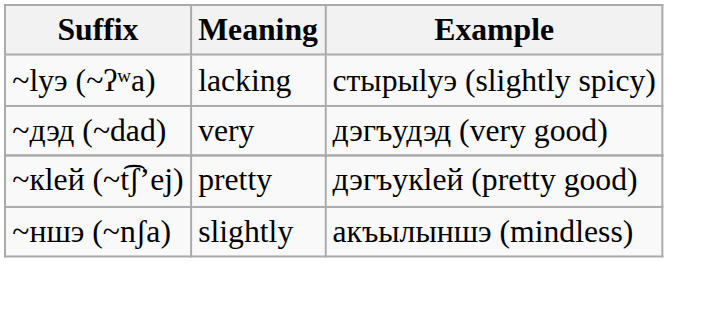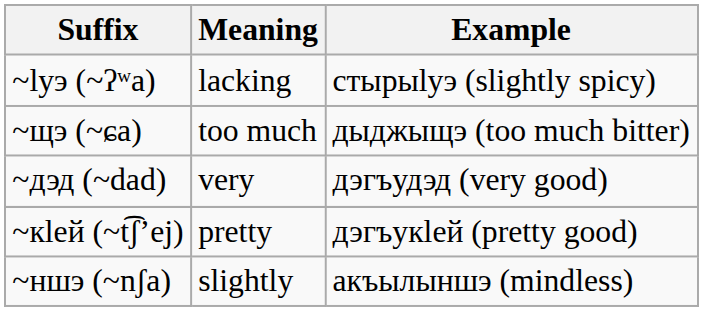+ row: (77, 130)
